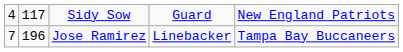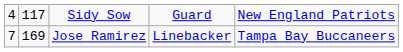(34, 37) 196 -> (34, 37) 169
